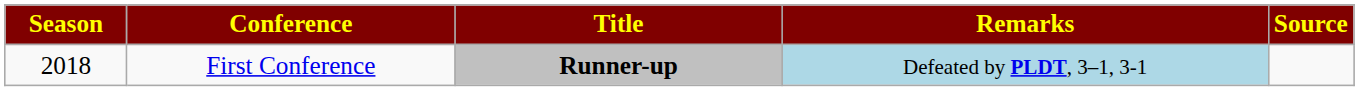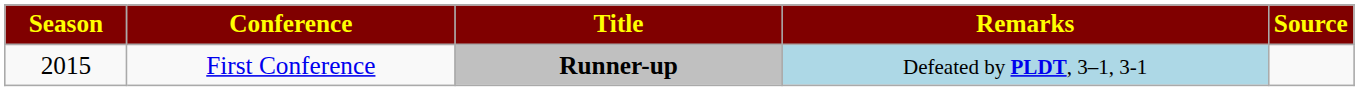(66, 64) 2018 -> (66, 64) 2015
